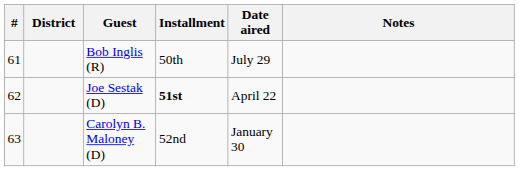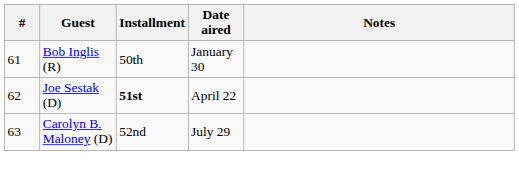- column: (54, 22)
(251, 59) July 29 -> (212, 59) January 30
(252, 139) January 30 -> (211, 132) July 29
